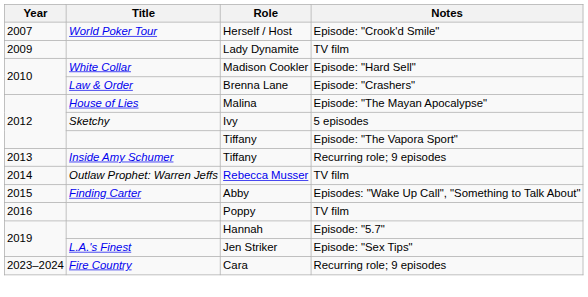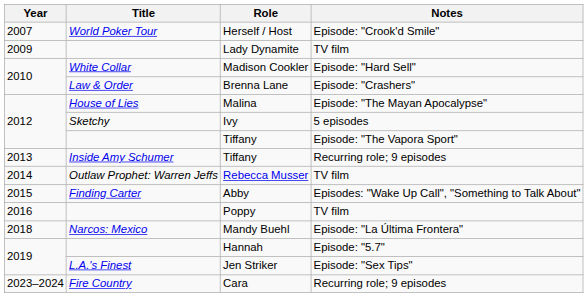+ row: (108, 229)
